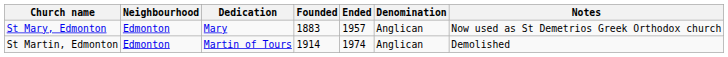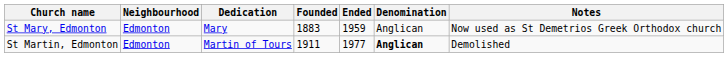(354, 28) 1957 -> (354, 28) 1959
(308, 44) 1914 -> (308, 44) 1911
(354, 44) 1974 -> (354, 44) 1977
(400, 44) normal -> (400, 44) bold
